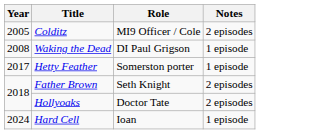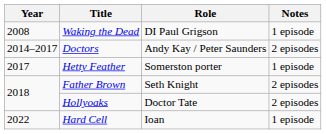- row: (51, 31)
+ row: (81, 48)
(18, 119) 2024 -> (18, 119) 2022
